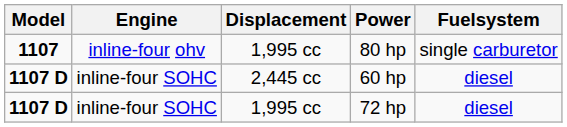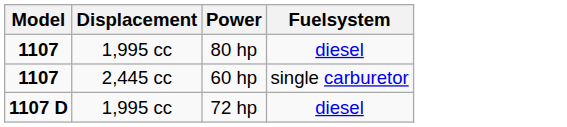- column: (147, 20)
(489, 49) single carburetor -> (340, 49) diesel
(38, 78) 1107 D -> (38, 78) 1107
(489, 78) diesel -> (340, 78) single carburetor
